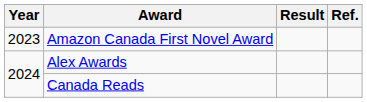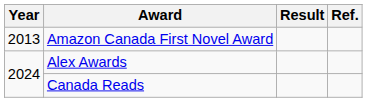(24, 39) 2023 -> (24, 39) 2013
